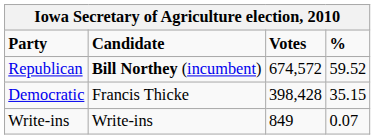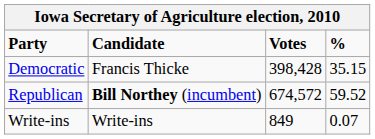rows swapped: (45, 69) <-> (46, 95)
